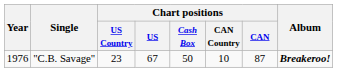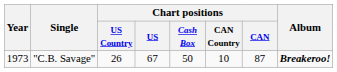(18, 59) 1976 -> (18, 59) 1973
(116, 59) 23 -> (116, 59) 26
